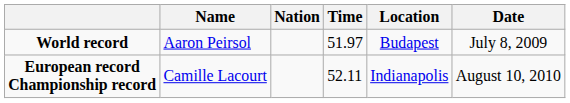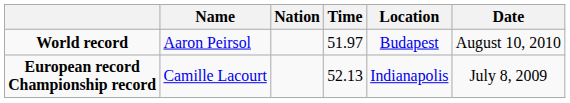(508, 42) July 8, 2009 -> (508, 42) August 10, 2010
(345, 76) 52.11 -> (345, 76) 52.13
(508, 76) August 10, 2010 -> (508, 76) July 8, 2009
